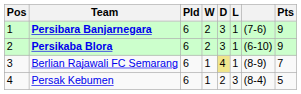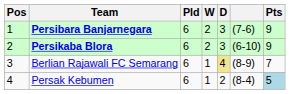- column: (236, 13)
(280, 81) no background -> (269, 81) lightblue background
